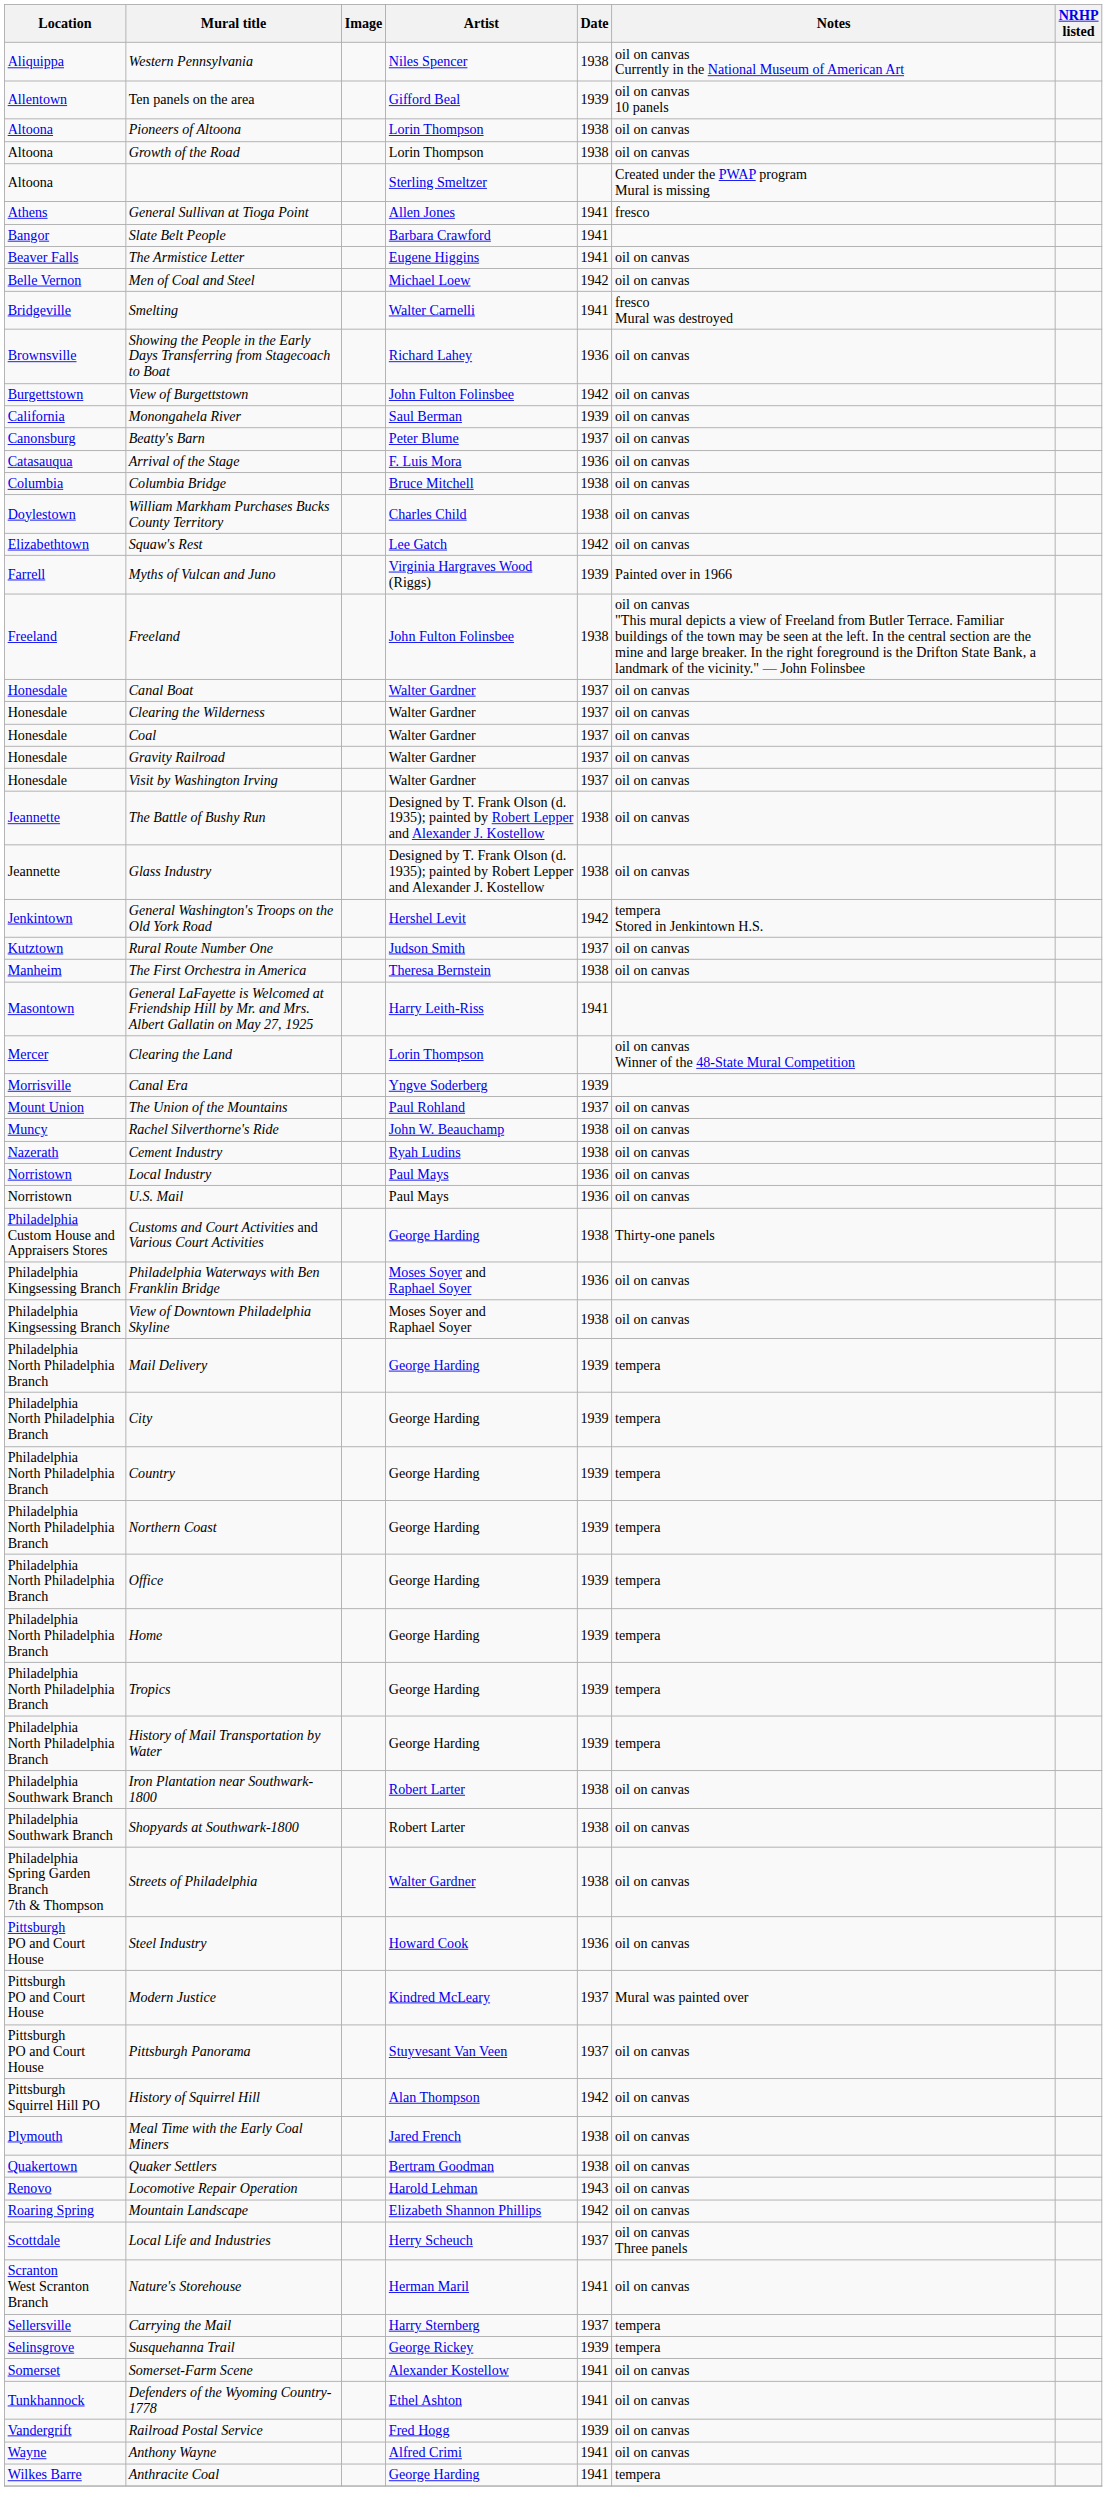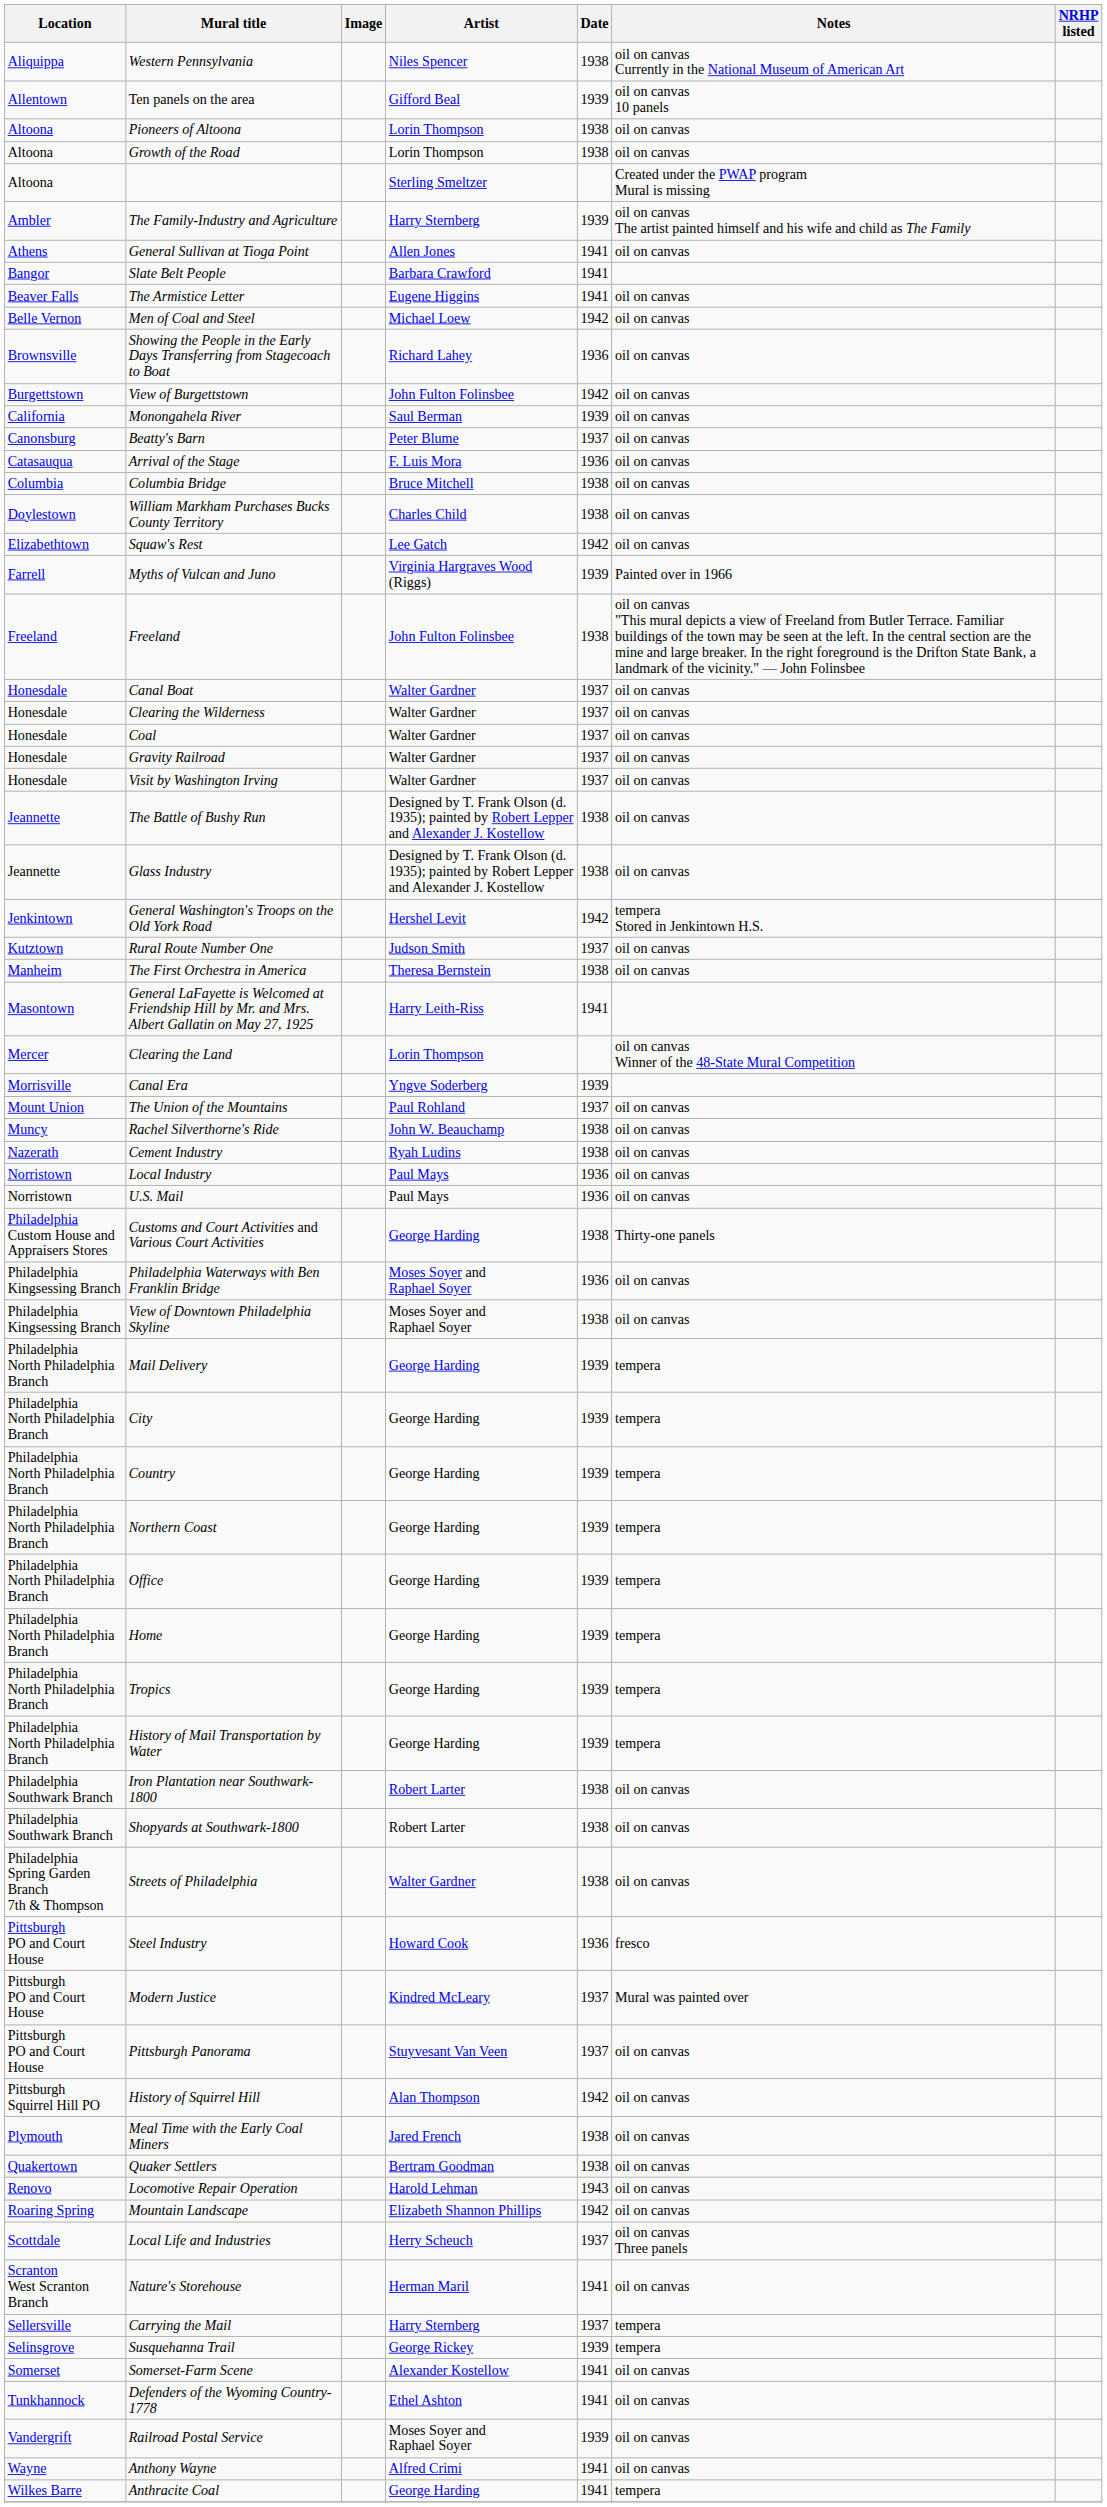+ row: (29, 220)
(632, 213) fresco -> (652, 251) oil on canvas
- row: (39, 310)
(652, 1943) oil on canvas -> (632, 1943) fresco
(419, 2430) Fred Hogg -> (437, 2438) Moses Soyer and Raphael Soyer
